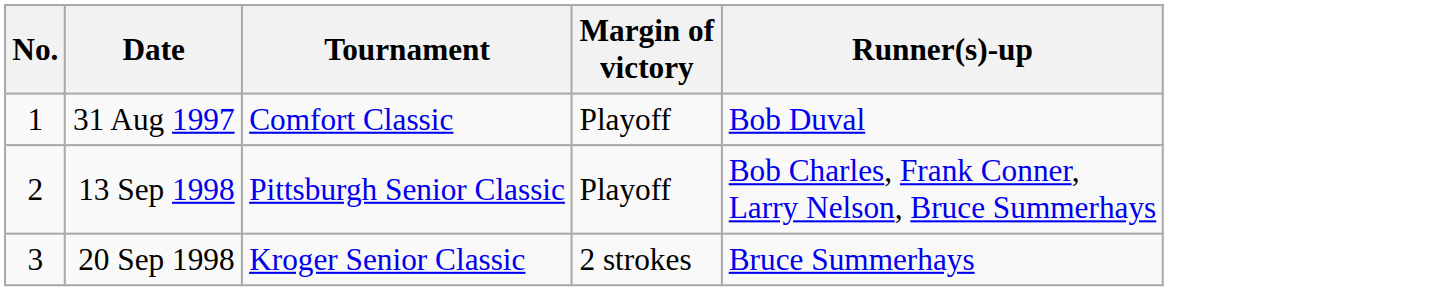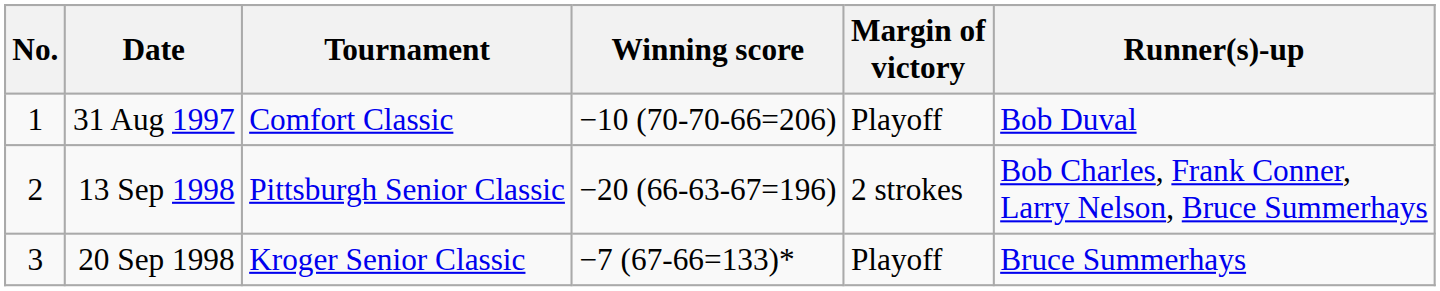+ column: (708, 49)
(625, 189) Playoff -> (907, 189) 2 strokes
(636, 259) 2 strokes -> (897, 259) Playoff
